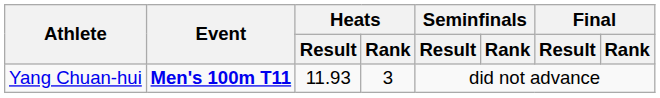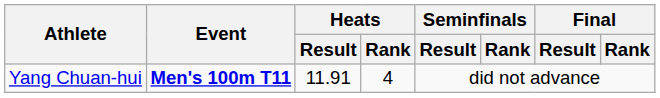(328, 78) 11.93 -> (328, 78) 11.91
(388, 78) 3 -> (388, 78) 4
